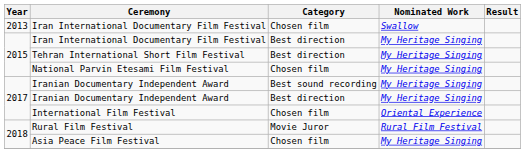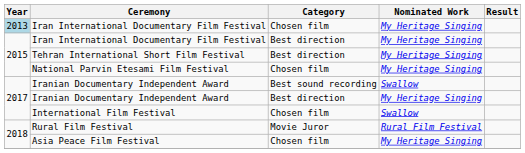(17, 26) no background -> (17, 26) lightblue background
(400, 26) Swallow -> (432, 26) My Heritage Singing
(432, 84) My Heritage Singing -> (400, 84) Swallow
(432, 112) Oriental Experience -> (400, 112) Swallow
